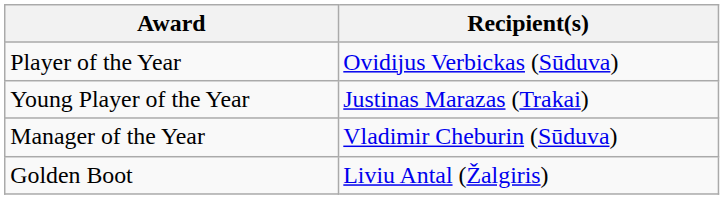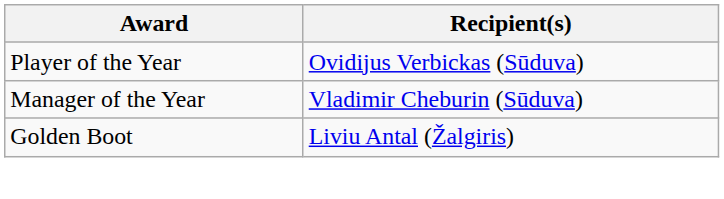- row: (130, 99)
